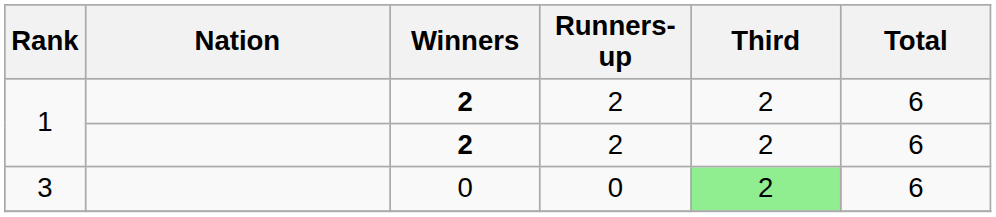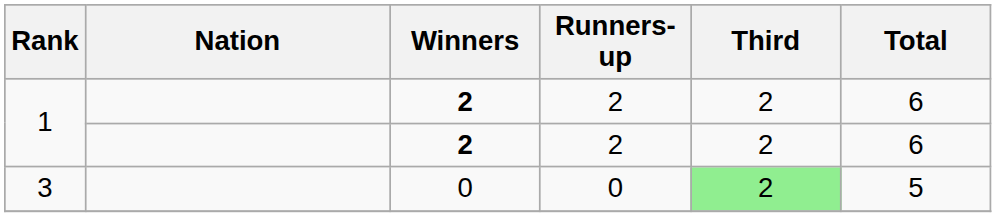(916, 188) 6 -> (916, 188) 5
